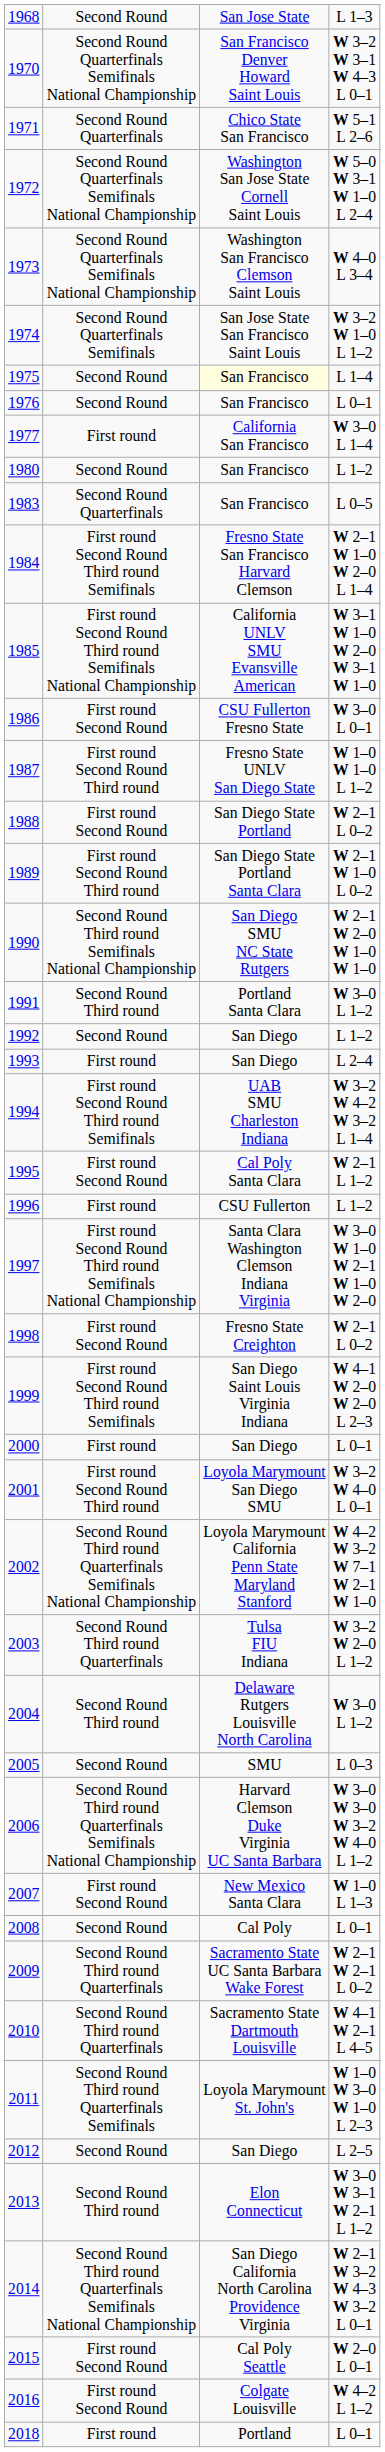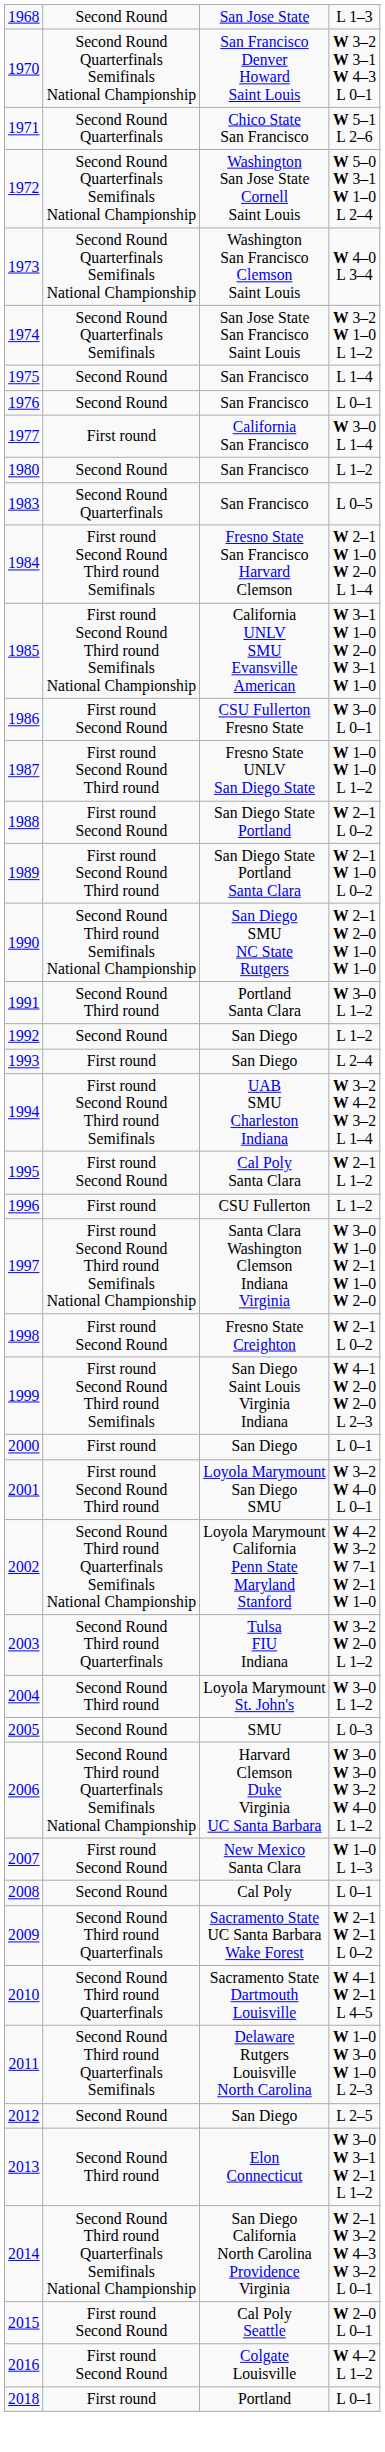(264, 377) lightyellow background -> (264, 377) no background
(264, 1713) Delaware Rutgers Louisville North Carolina -> (264, 1696) Loyola Marymount St. John's
(264, 2099) Loyola Marymount St. John's -> (264, 2064) Delaware Rutgers Louisville North Carolina
